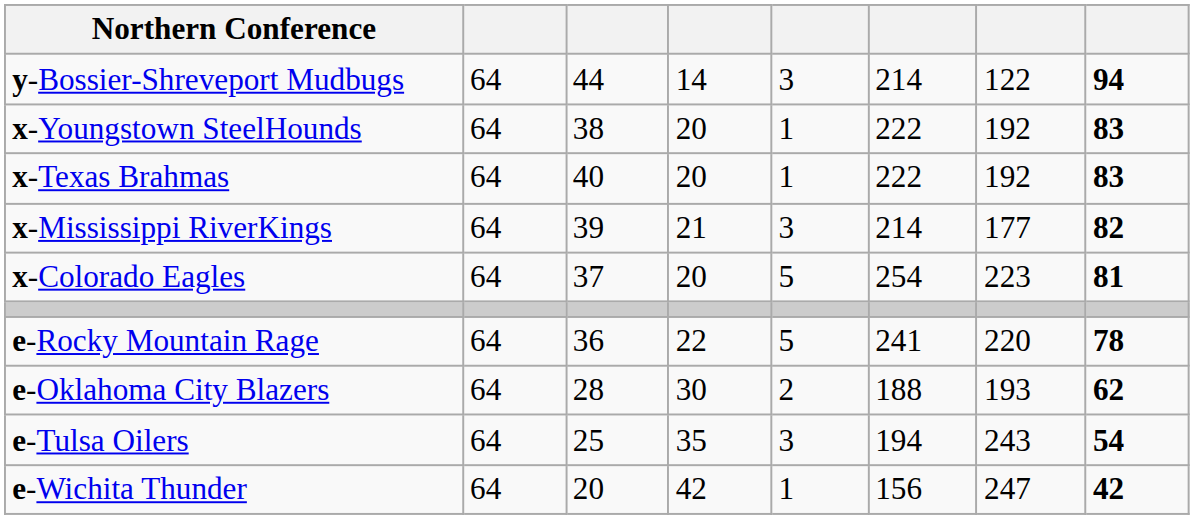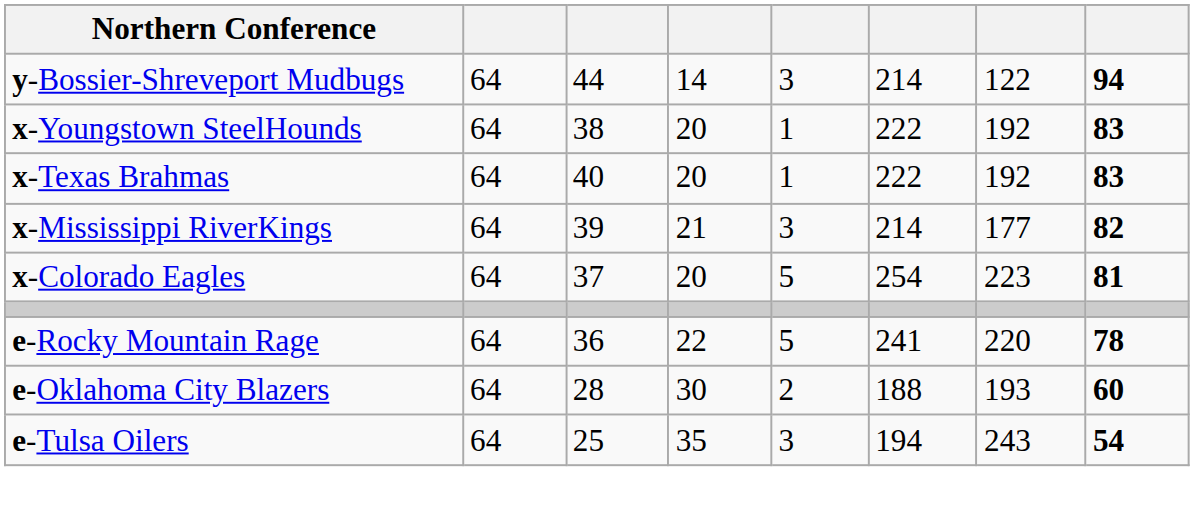(1109, 389) 62 -> (1109, 389) 60
- row: (130, 488)
